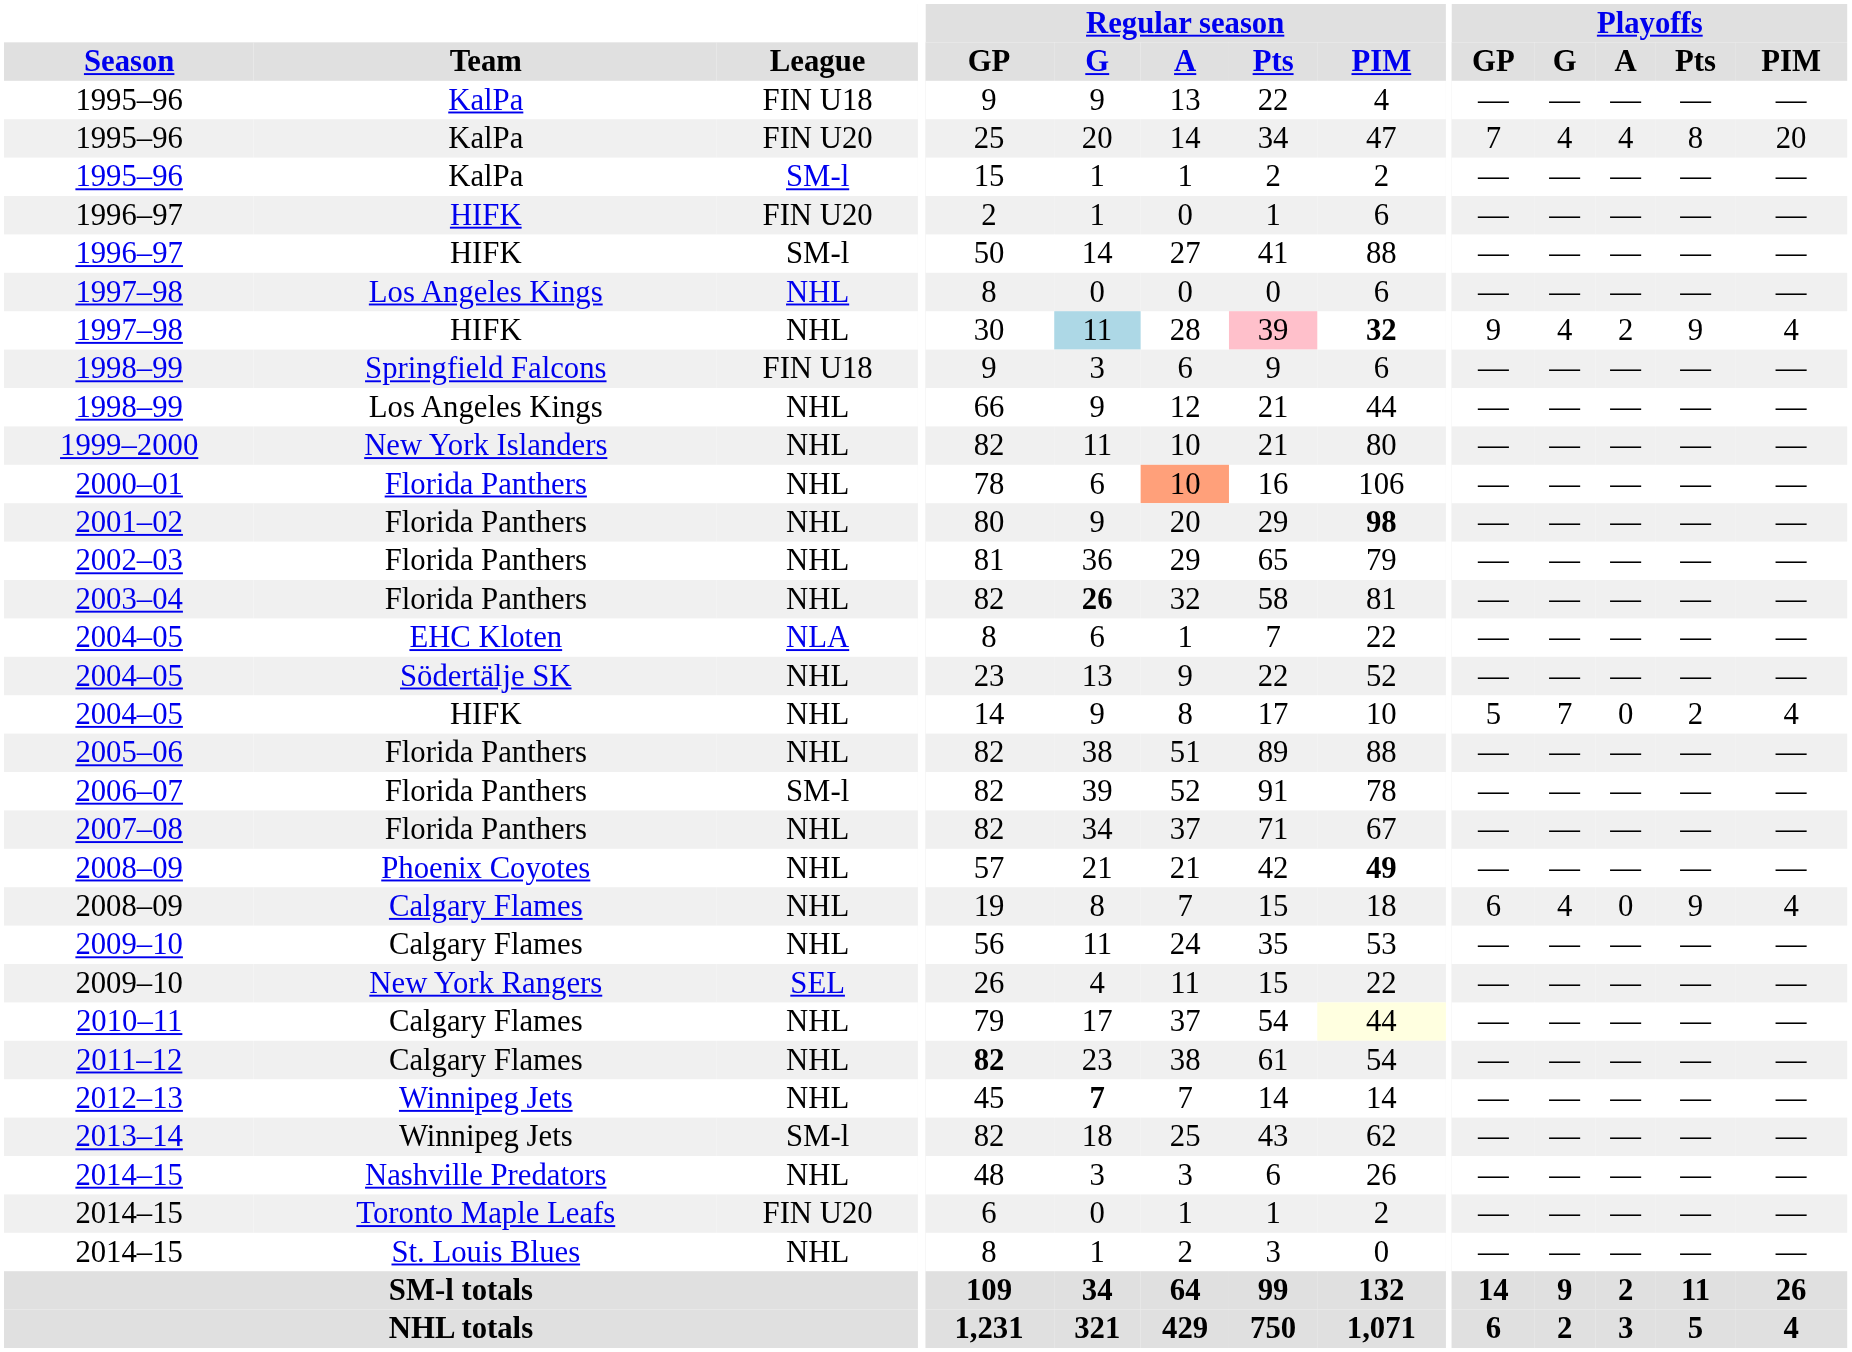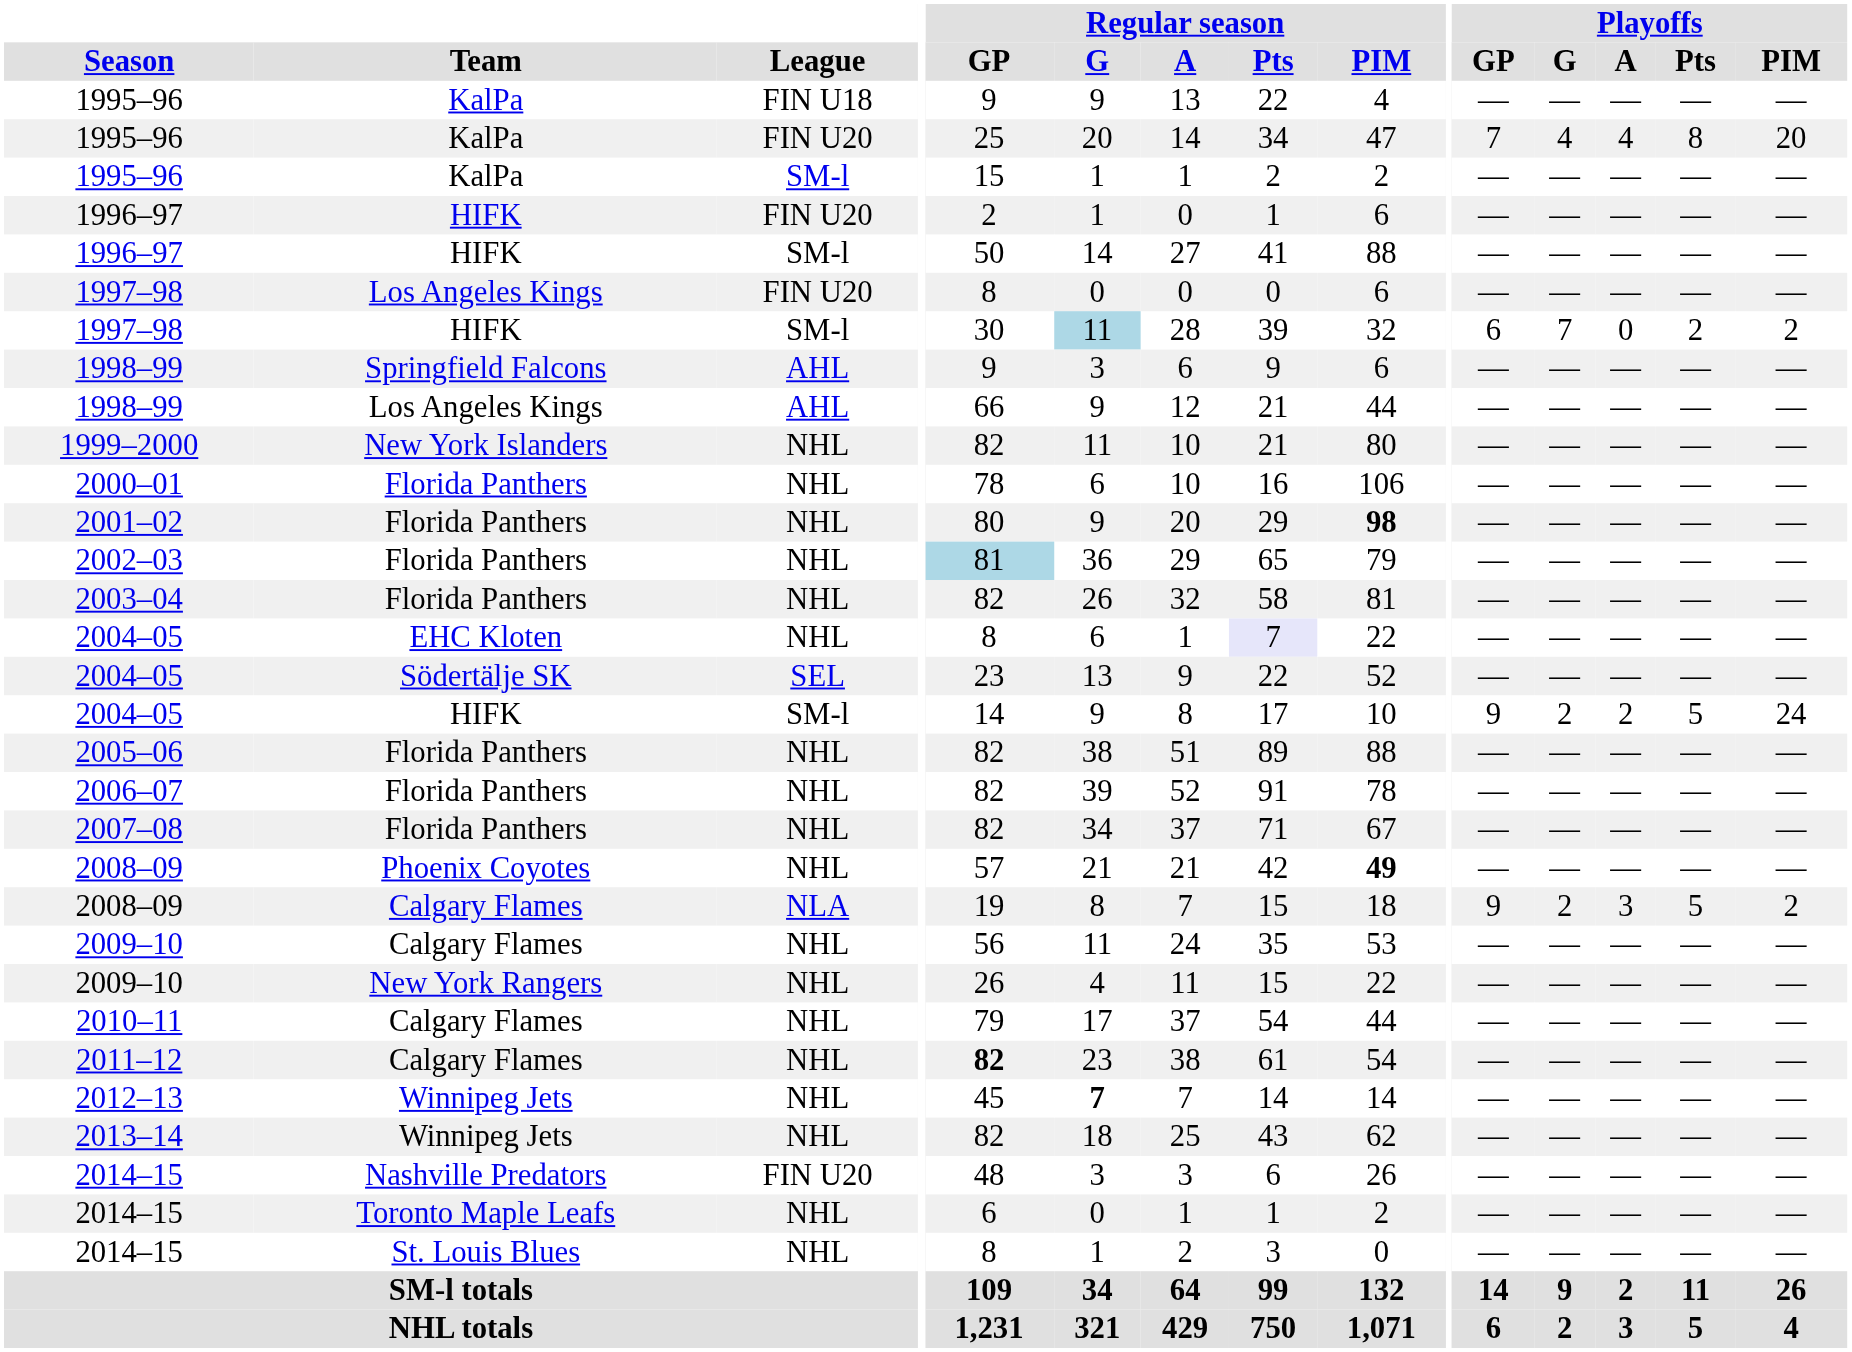(818, 291) NHL -> (818, 291) FIN U20
(818, 329) NHL -> (818, 329) SM-l
(1273, 329) pink background -> (1273, 329) no background
(1381, 329) bold -> (1381, 329) normal
(1493, 329) 9 -> (1493, 329) 6
(1565, 329) 4 -> (1565, 329) 7
(1626, 329) 2 -> (1626, 329) 0
(1695, 329) 9 -> (1695, 329) 2
(1791, 329) 4 -> (1791, 329) 2
(818, 368) FIN U18 -> (818, 368) AHL
(818, 406) NHL -> (818, 406) AHL
(1185, 483) lightsalmon background -> (1185, 483) no background
(989, 560) no background -> (989, 560) lightblue background
(1097, 598) bold -> (1097, 598) normal
(818, 637) NLA -> (818, 637) NHL
(1273, 637) no background -> (1273, 637) lavender background
(818, 675) NHL -> (818, 675) SEL
(818, 713) NHL -> (818, 713) SM-l
(1493, 713) 5 -> (1493, 713) 9
(1565, 713) 7 -> (1565, 713) 2
(1626, 713) 0 -> (1626, 713) 2
(1695, 713) 2 -> (1695, 713) 5
(1791, 713) 4 -> (1791, 713) 24
(818, 790) SM-l -> (818, 790) NHL
(818, 905) NHL -> (818, 905) NLA
(1493, 905) 6 -> (1493, 905) 9
(1565, 905) 4 -> (1565, 905) 2
(1626, 905) 0 -> (1626, 905) 3
(1695, 905) 9 -> (1695, 905) 5
(1791, 905) 4 -> (1791, 905) 2
(818, 982) SEL -> (818, 982) NHL
(1381, 1021) lightyellow background -> (1381, 1021) no background
(818, 1136) SM-l -> (818, 1136) NHL
(818, 1174) NHL -> (818, 1174) FIN U20
(818, 1213) FIN U20 -> (818, 1213) NHL
